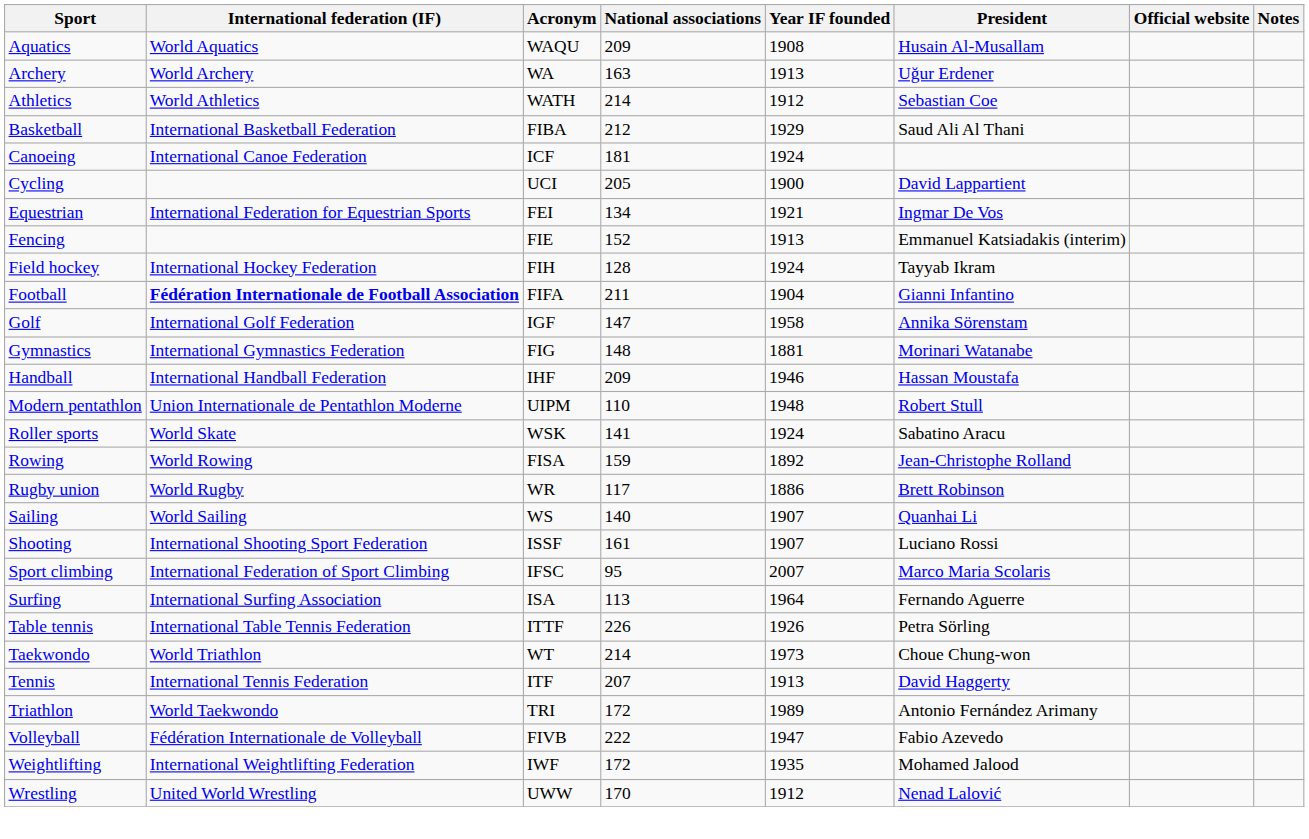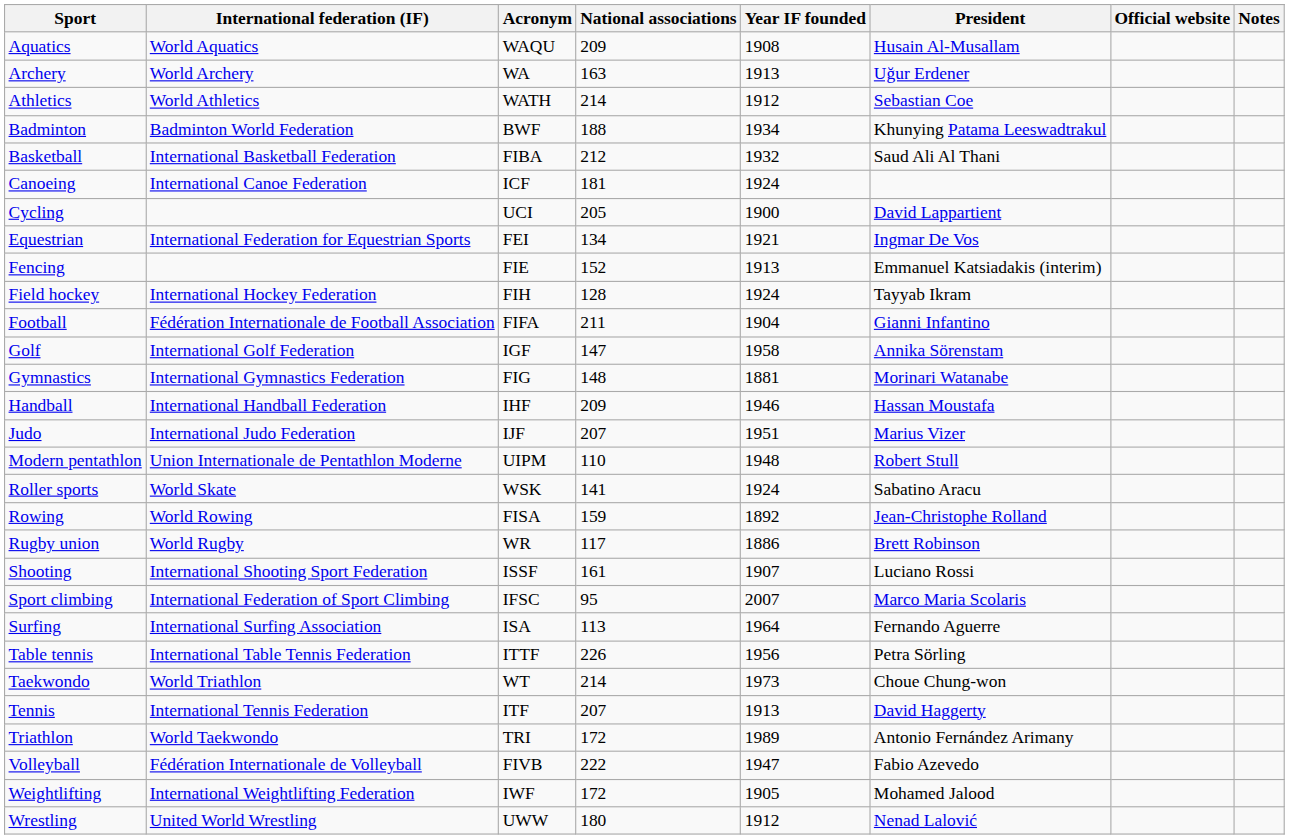+ row: (47, 128)
(786, 128) 1929 -> (762, 156) 1932
(334, 294) bold -> (322, 322) normal
+ row: (25, 433)
- row: (33, 516)
(786, 626) 1926 -> (762, 654) 1956
(786, 765) 1935 -> (762, 792) 1905
(618, 792) 170 -> (593, 820) 180
